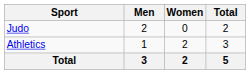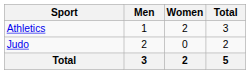rows swapped: (26, 45) <-> (18, 28)
